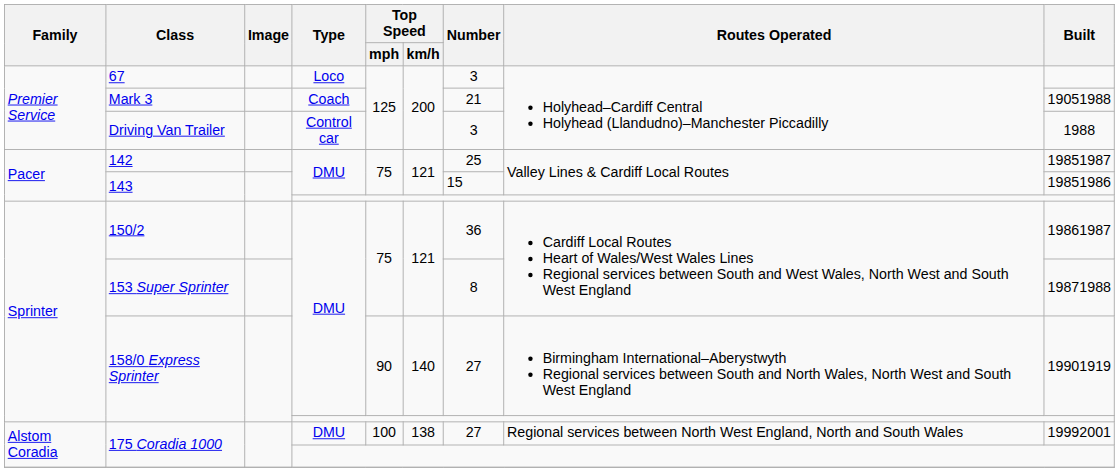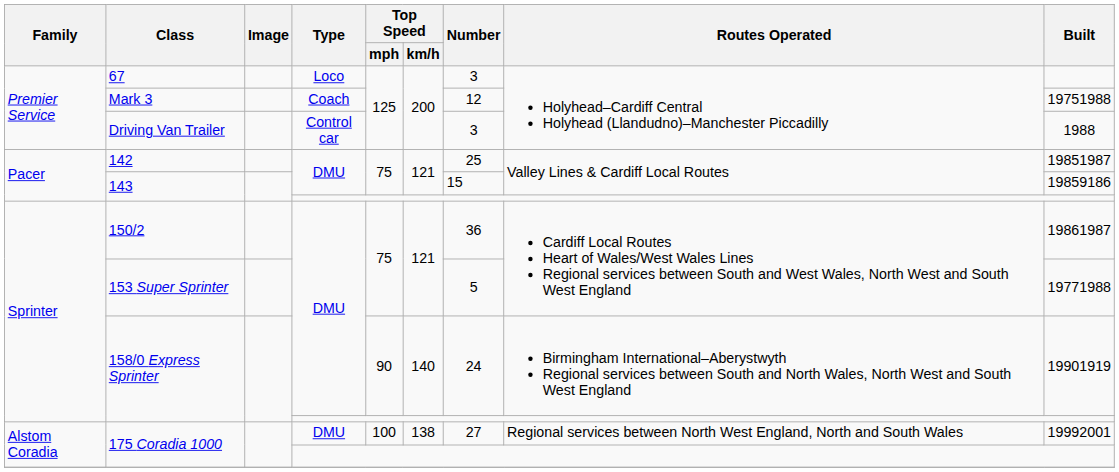(474, 99) 21 -> (474, 99) 12
(1079, 99) 19051988 -> (1079, 99) 19751988
(1079, 183) 19851986 -> (1079, 183) 19859186
(474, 287) 8 -> (474, 287) 5
(1079, 287) 19871988 -> (1079, 287) 19771988
(474, 365) 27 -> (474, 365) 24
